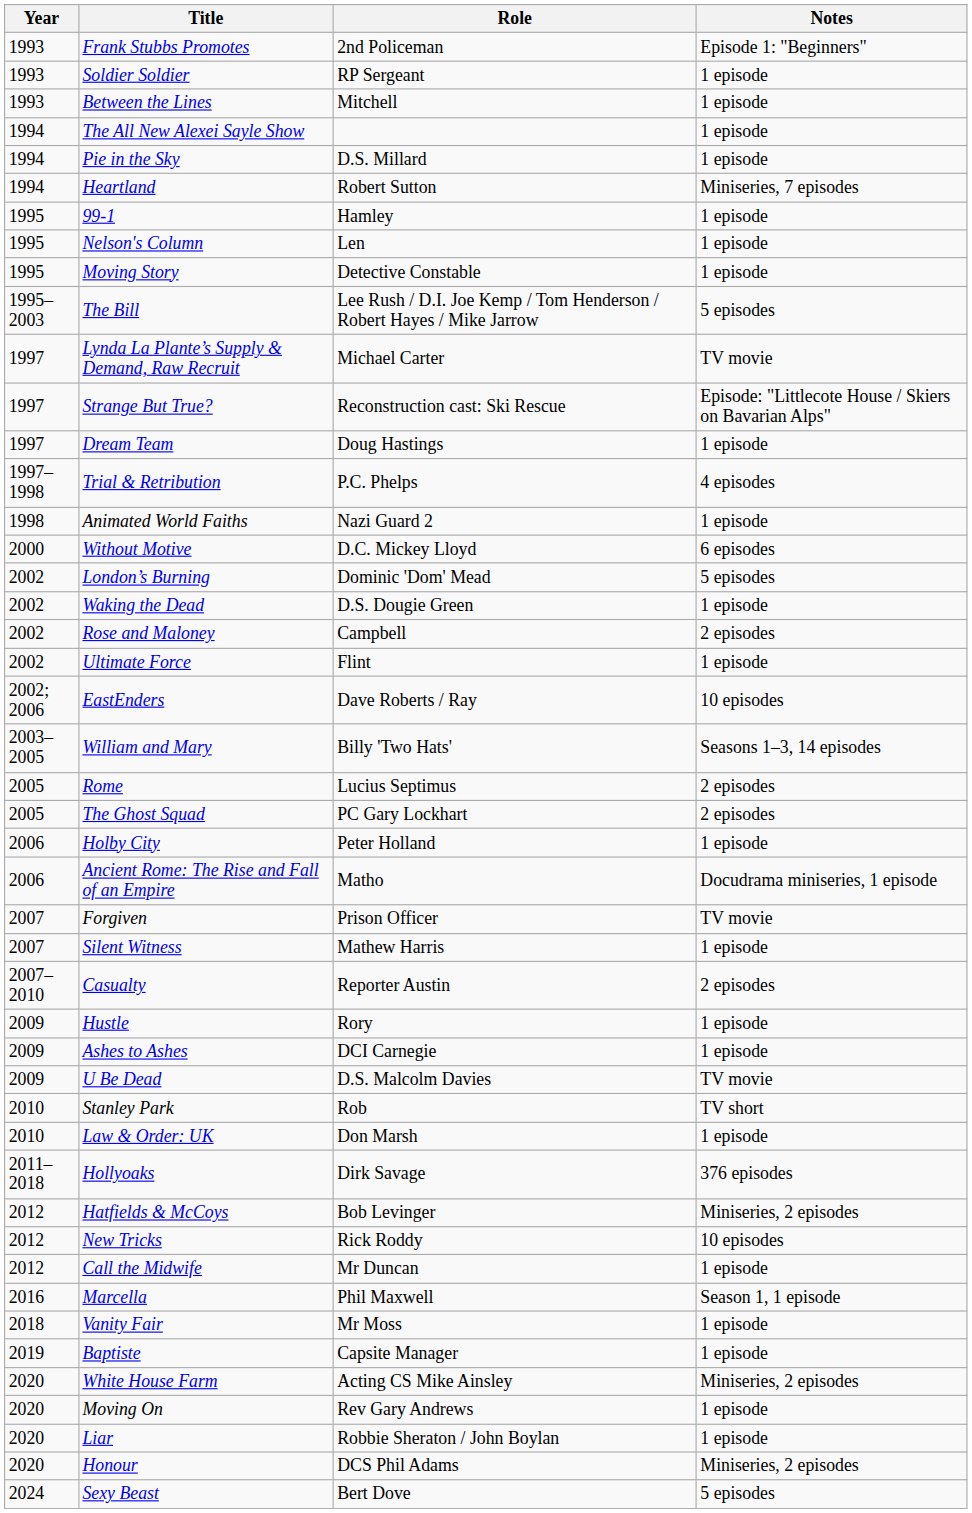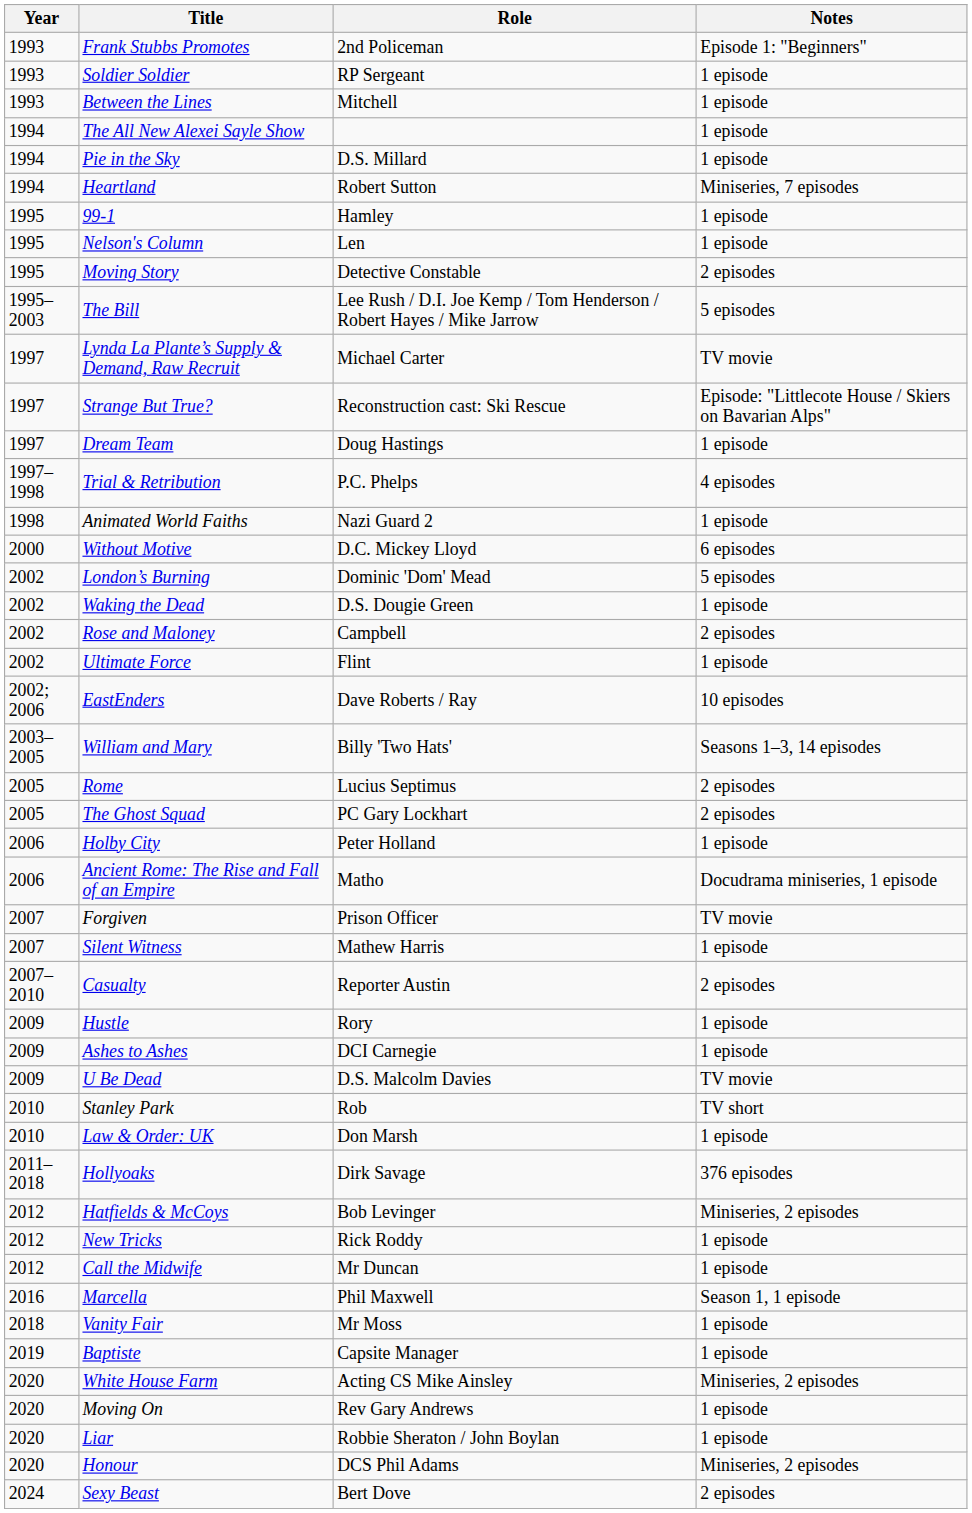(734, 272) 1 episode -> (738, 272) 2 episodes
(742, 1240) 10 episodes -> (734, 1240) 1 episode
(738, 1494) 5 episodes -> (738, 1494) 2 episodes
